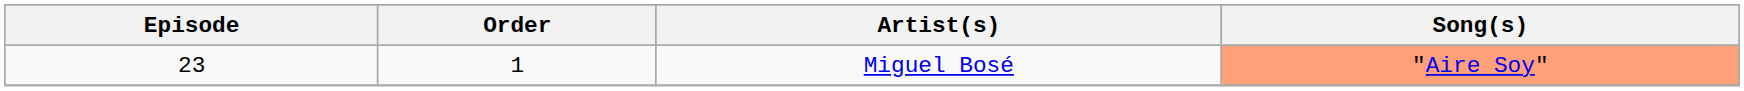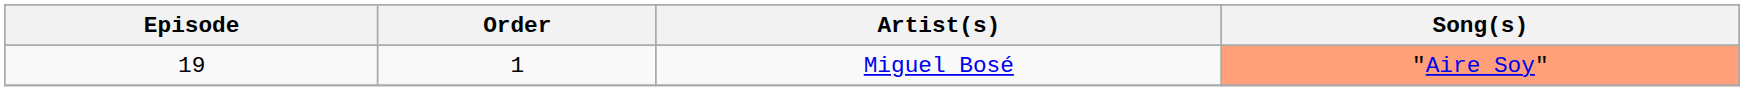(192, 66) 23 -> (192, 66) 19
